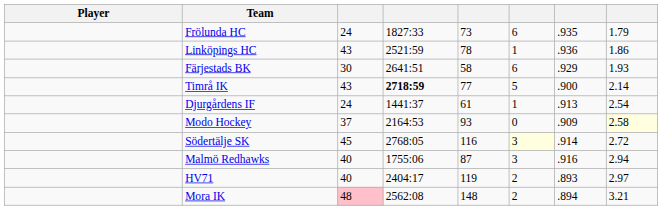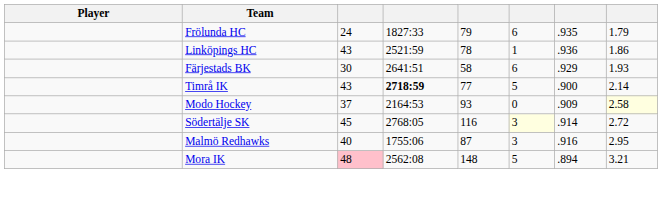(466, 31) 73 -> (466, 31) 79
- row: (220, 104)
(619, 159) 2.94 -> (619, 141) 2.95
- row: (199, 178)
(515, 196) 2 -> (515, 159) 5
